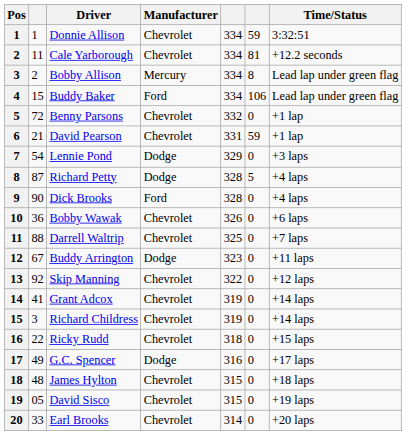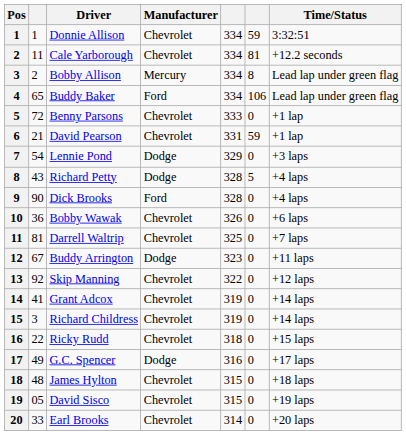(38, 96) 15 -> (38, 96) 65
(233, 116) 332 -> (233, 116) 333
(38, 177) 87 -> (38, 177) 43
(38, 238) 88 -> (38, 238) 81
